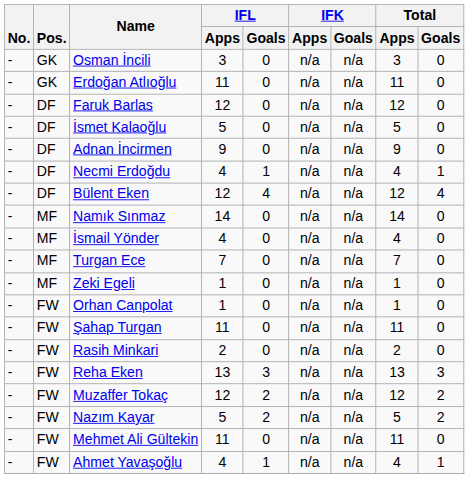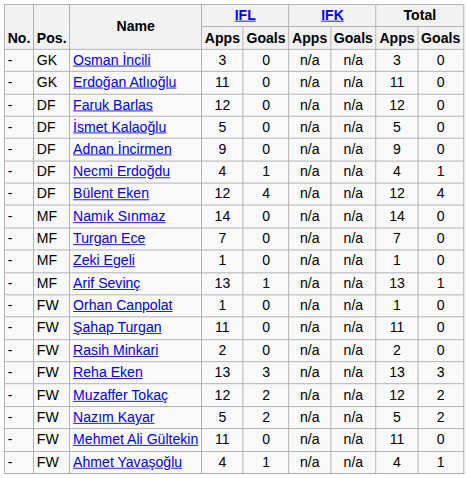- row: (116, 238)
+ row: (107, 283)
